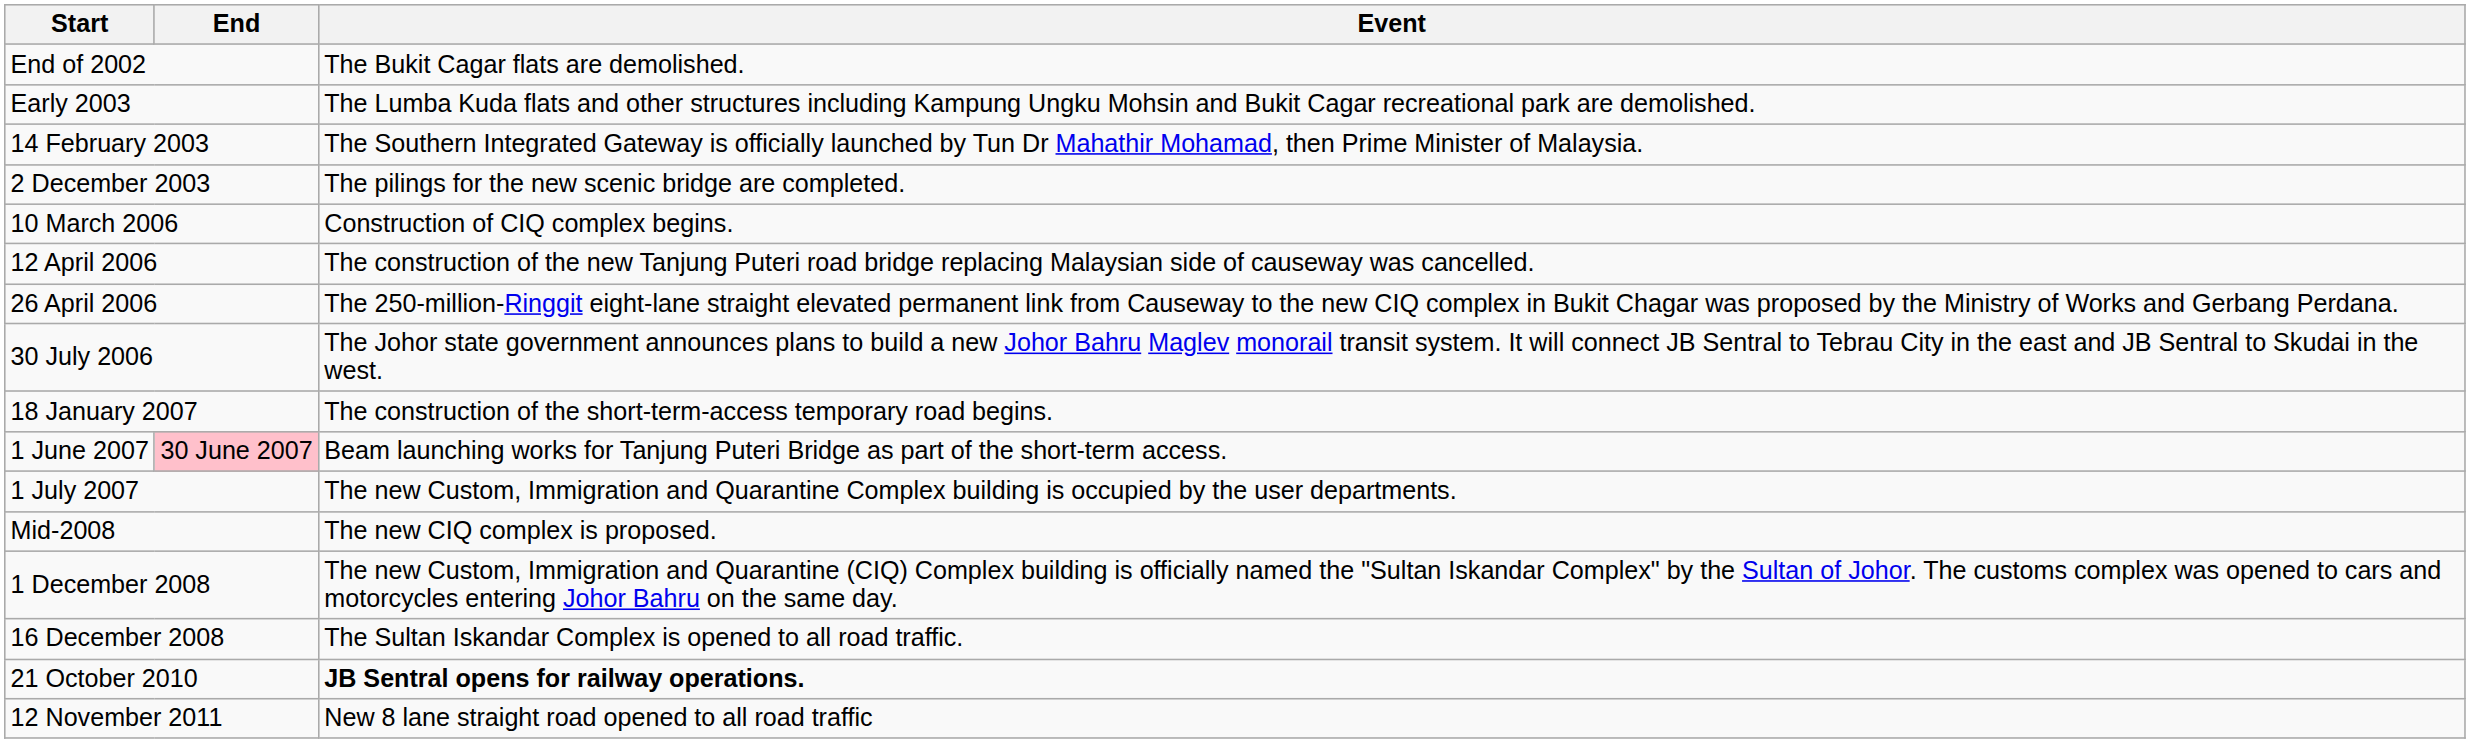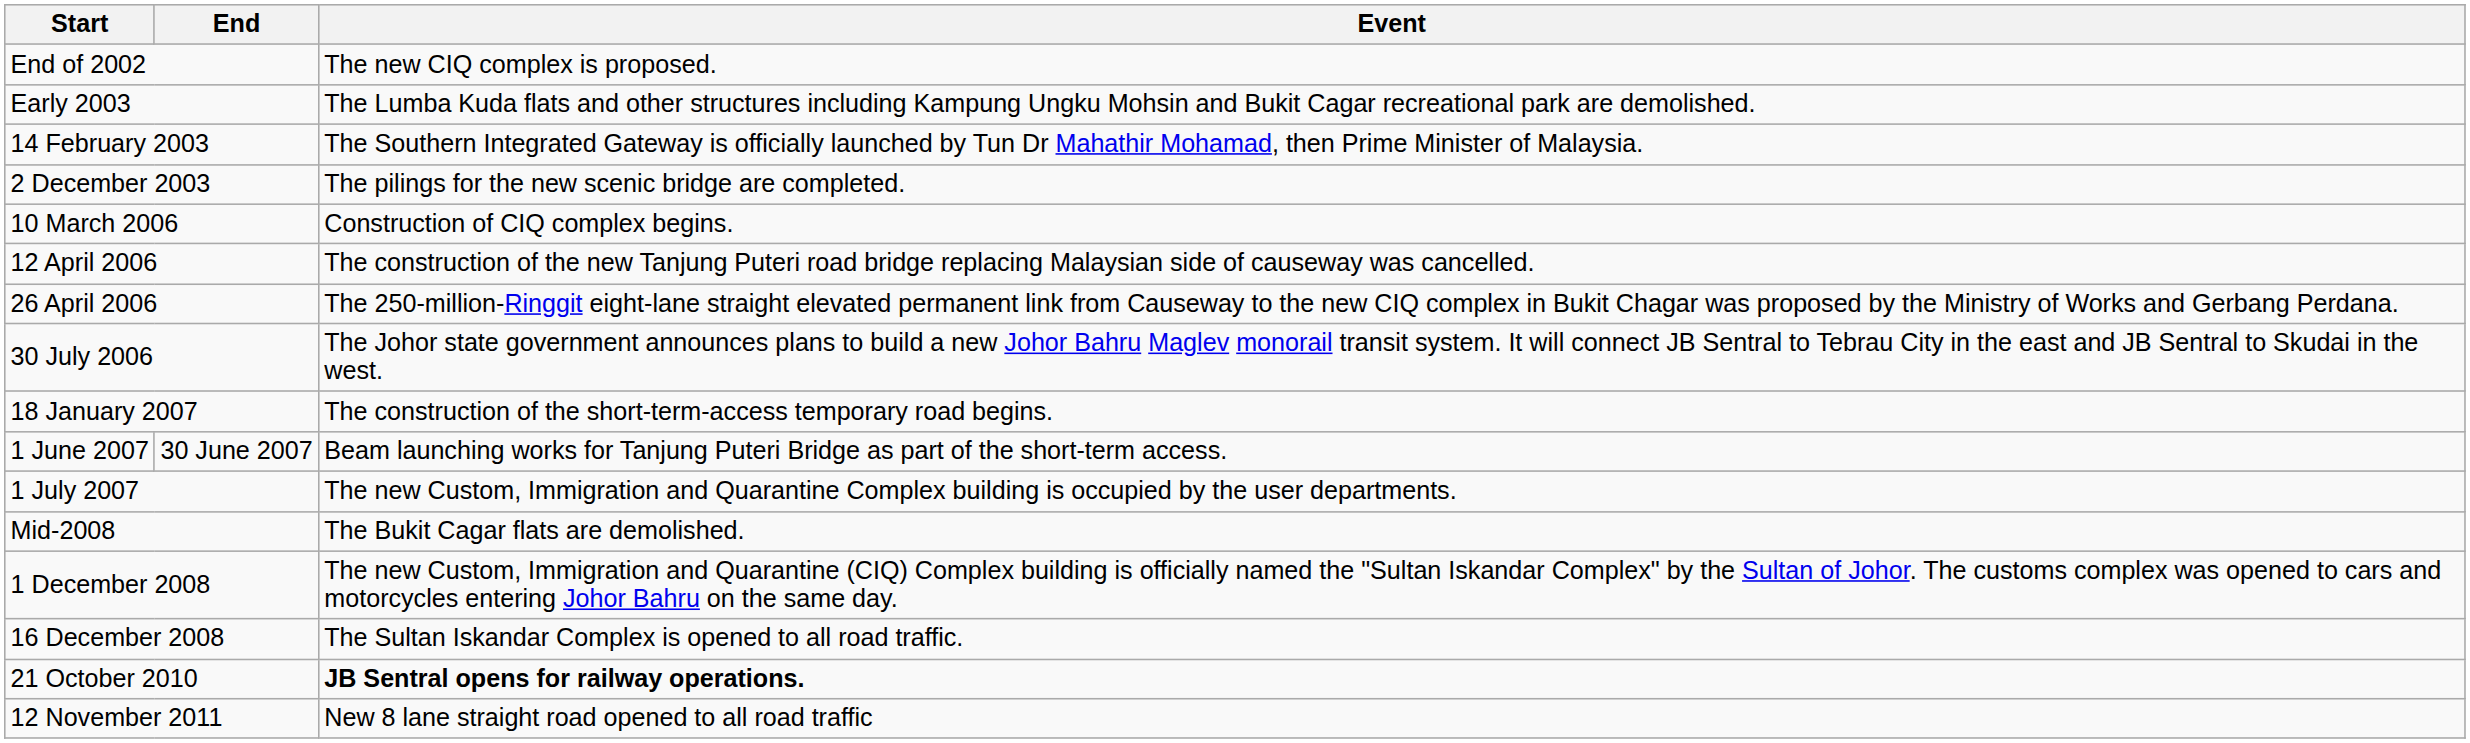(534, 64) The Bukit Cagar flats are demolished. -> (520, 64) The new CIQ complex is proposed.
(237, 451) pink background -> (237, 451) no background
(520, 530) The new CIQ complex is proposed. -> (534, 530) The Bukit Cagar flats are demolished.
